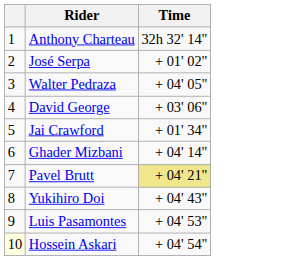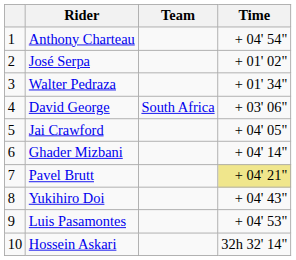+ column: (178, 15)
(174, 38) 32h 32' 14" -> (261, 38) + 04' 54"
(181, 84) + 04' 05" -> (261, 84) + 01' 34"
(181, 130) + 01' 34" -> (261, 130) + 04' 05"
(15, 244) lightyellow background -> (15, 244) no background
(181, 244) + 04' 54" -> (254, 244) 32h 32' 14"
